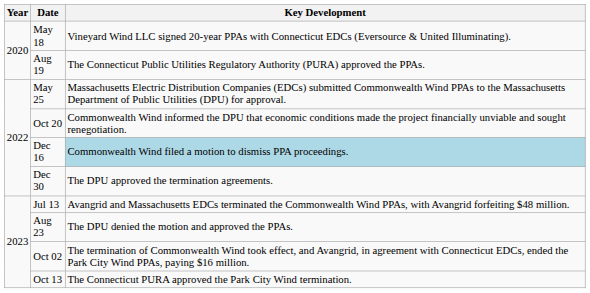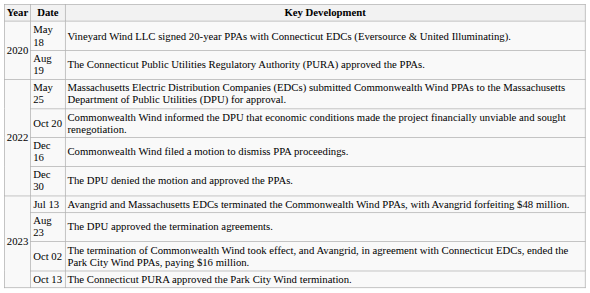(211, 152) lightblue background -> (211, 152) no background
(173, 181) The DPU approved the termination agreements. -> (180, 181) The DPU denied the motion and approved the PPAs.
(180, 227) The DPU denied the motion and approved the PPAs. -> (173, 227) The DPU approved the termination agreements.
